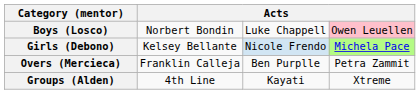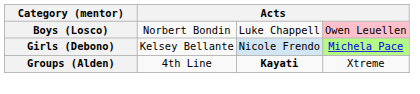- row: (71, 64)
(286, 81) normal -> (279, 64) bold
